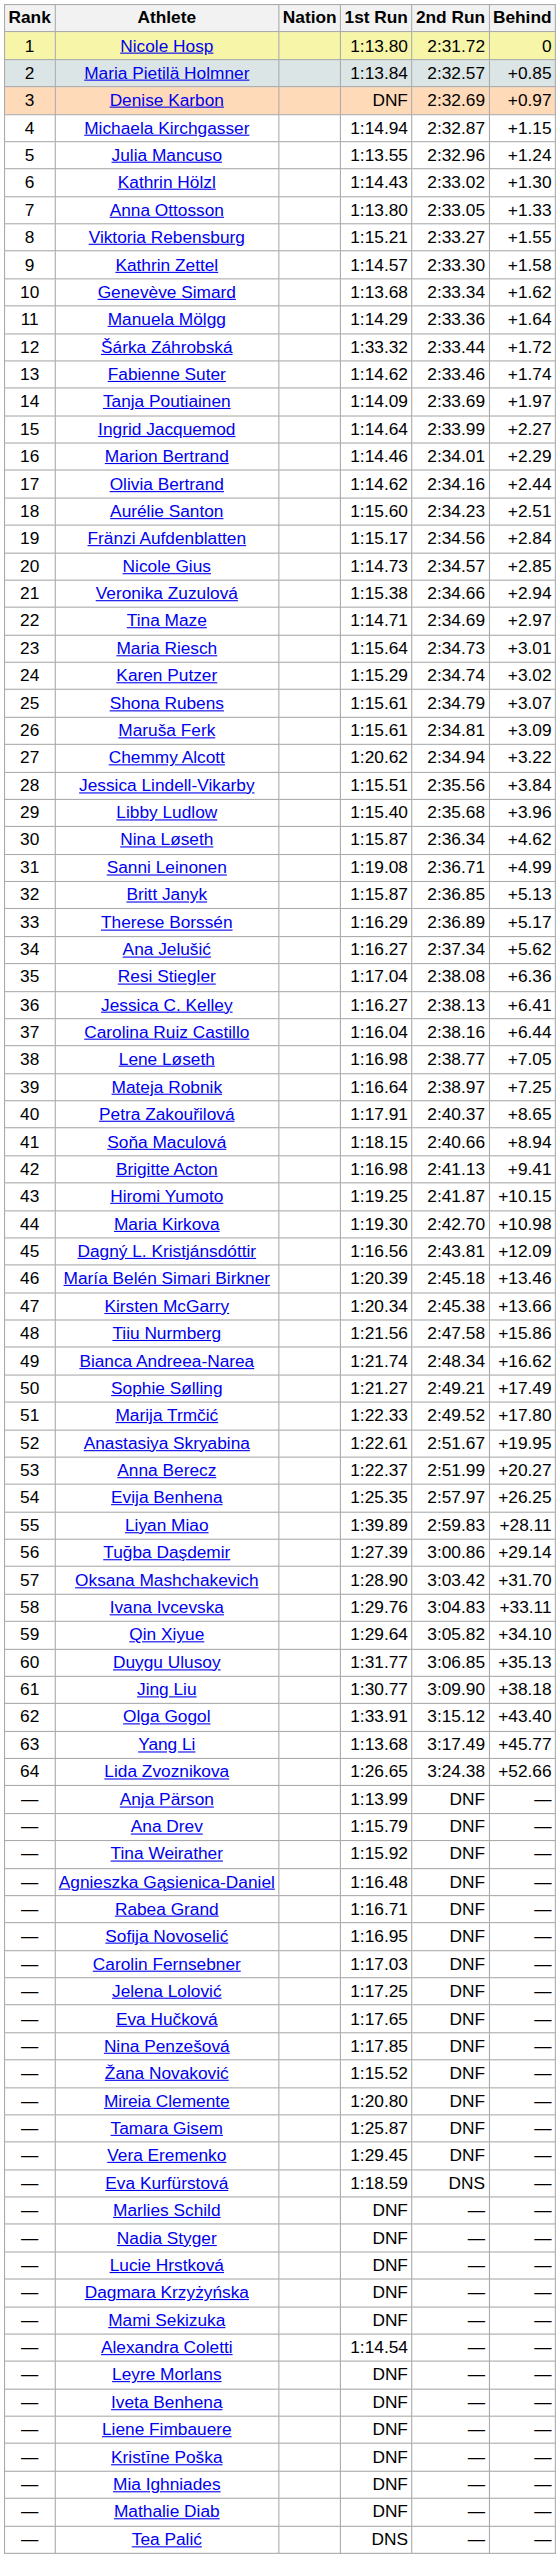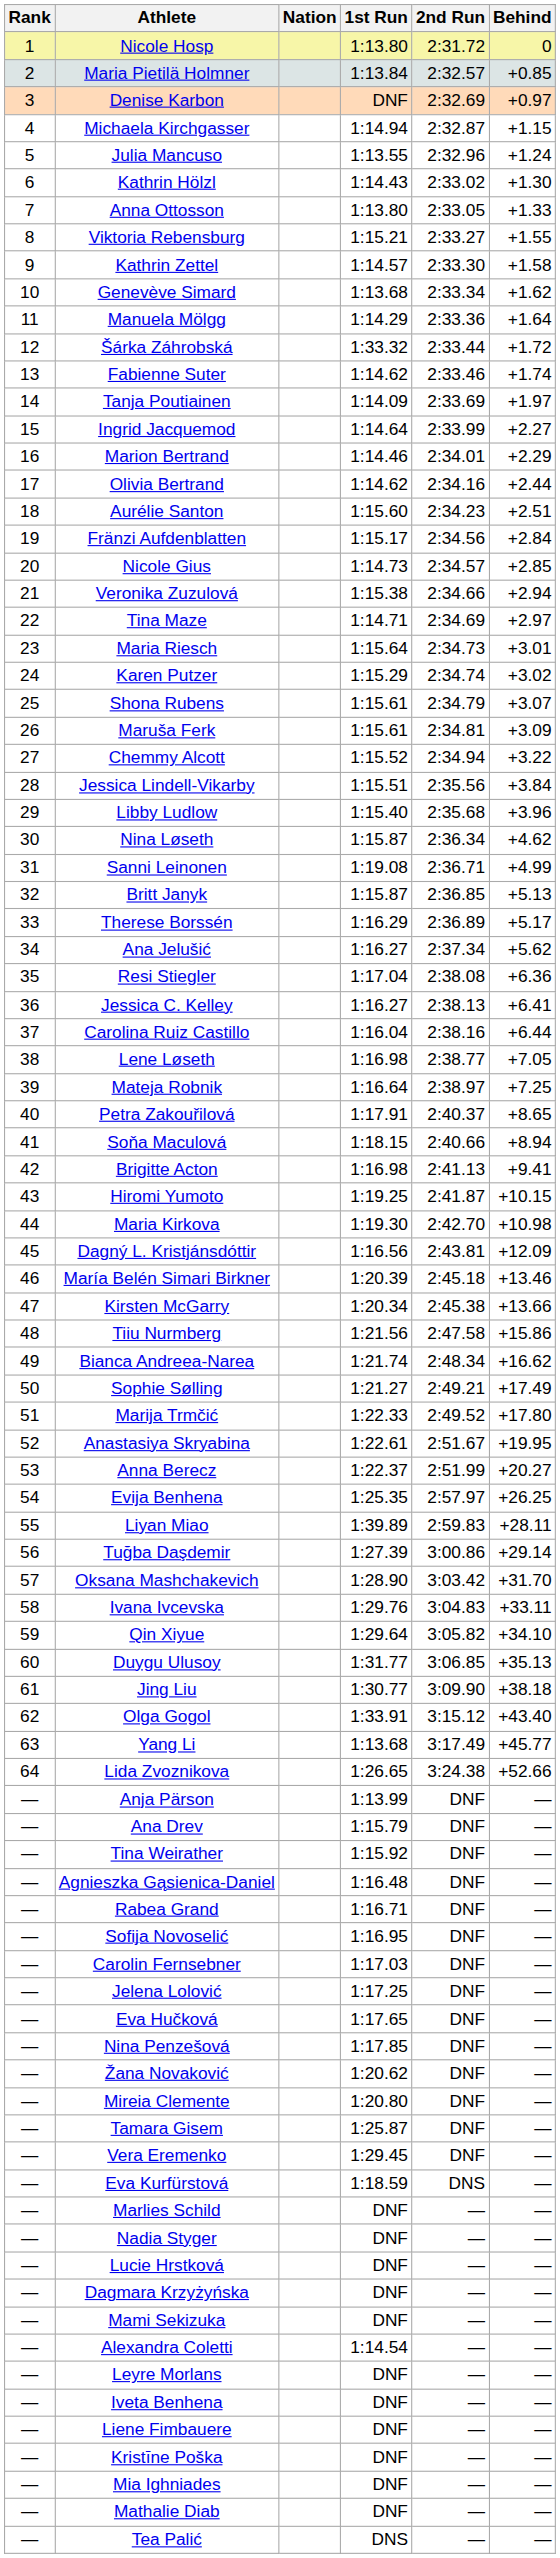(379, 758) 1:20.62 -> (379, 758) 1:15.52
(379, 2073) 1:15.52 -> (379, 2073) 1:20.62
